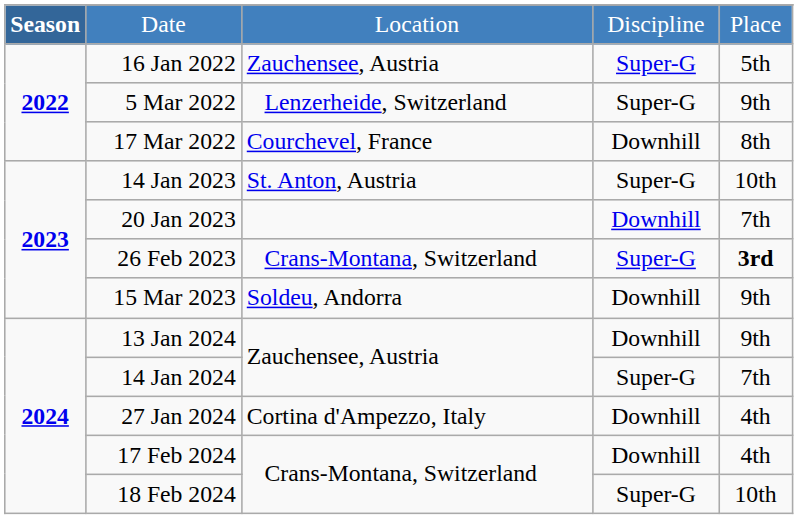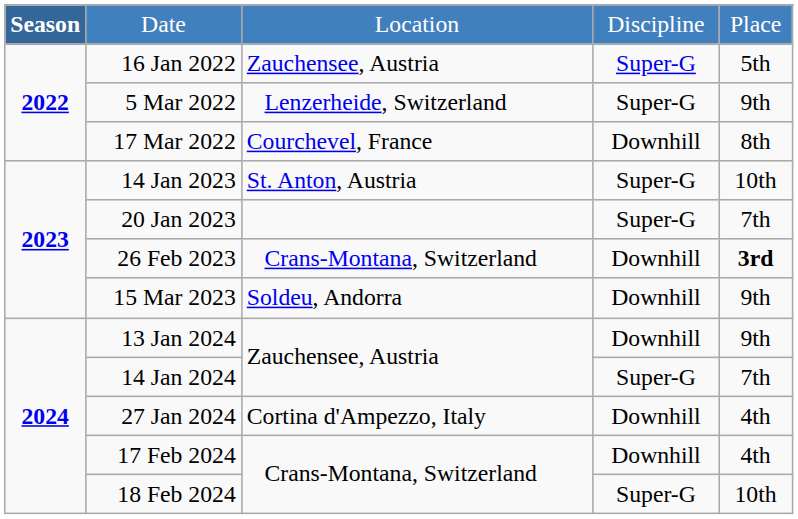(656, 219) Downhill -> (656, 219) Super-G
(656, 258) Super-G -> (656, 258) Downhill
